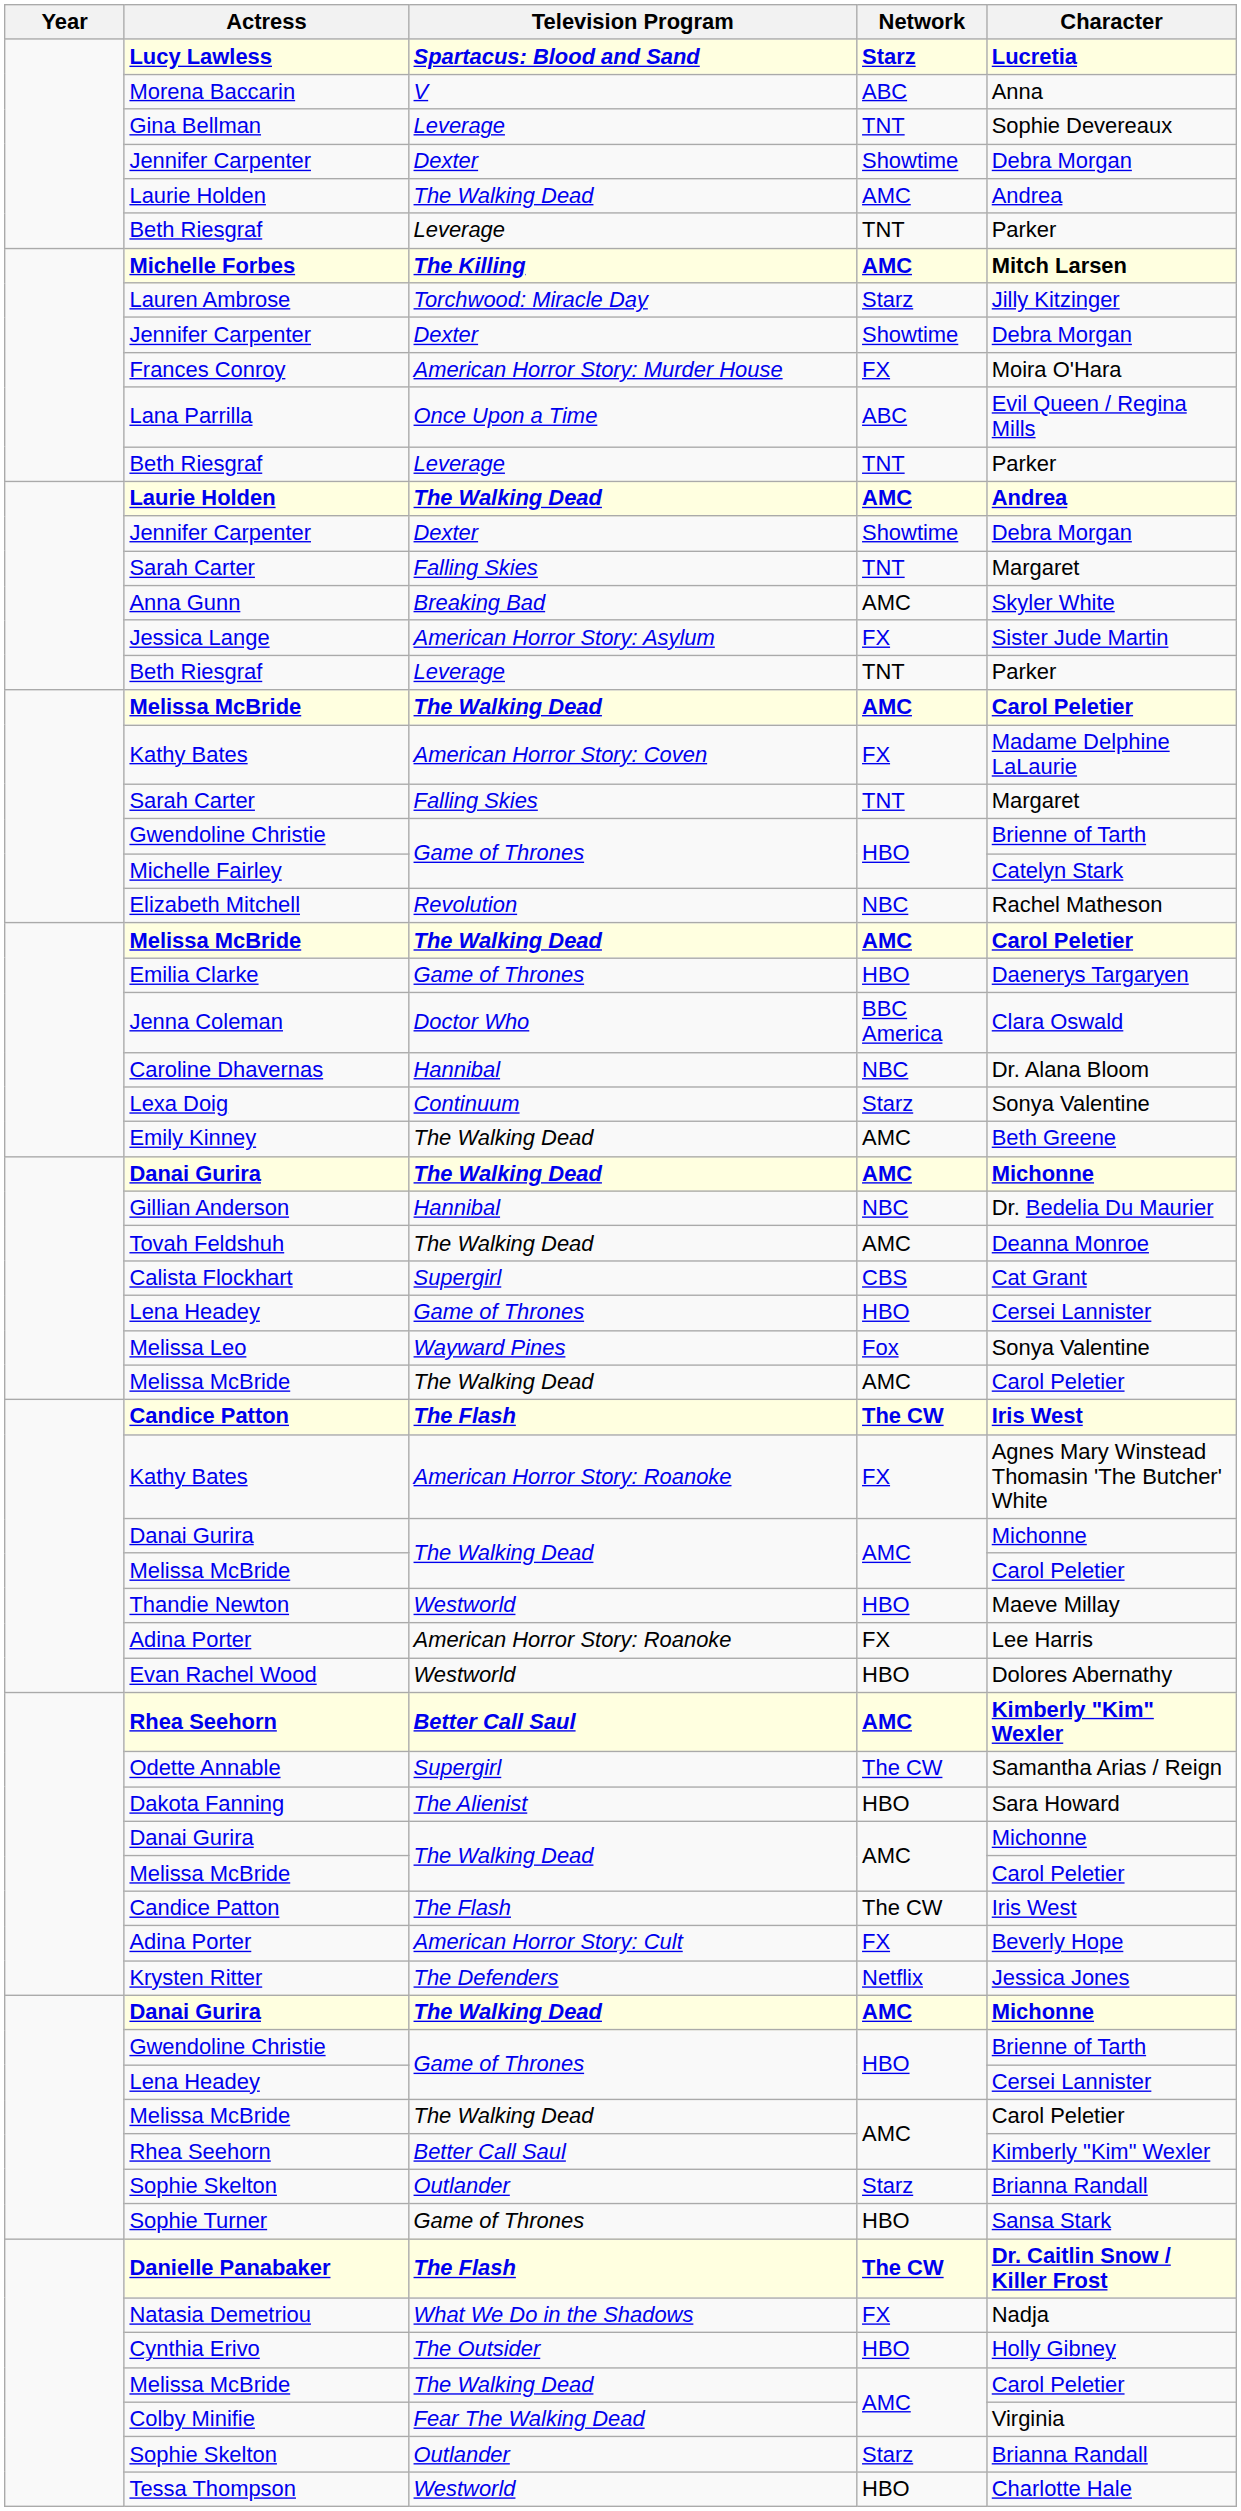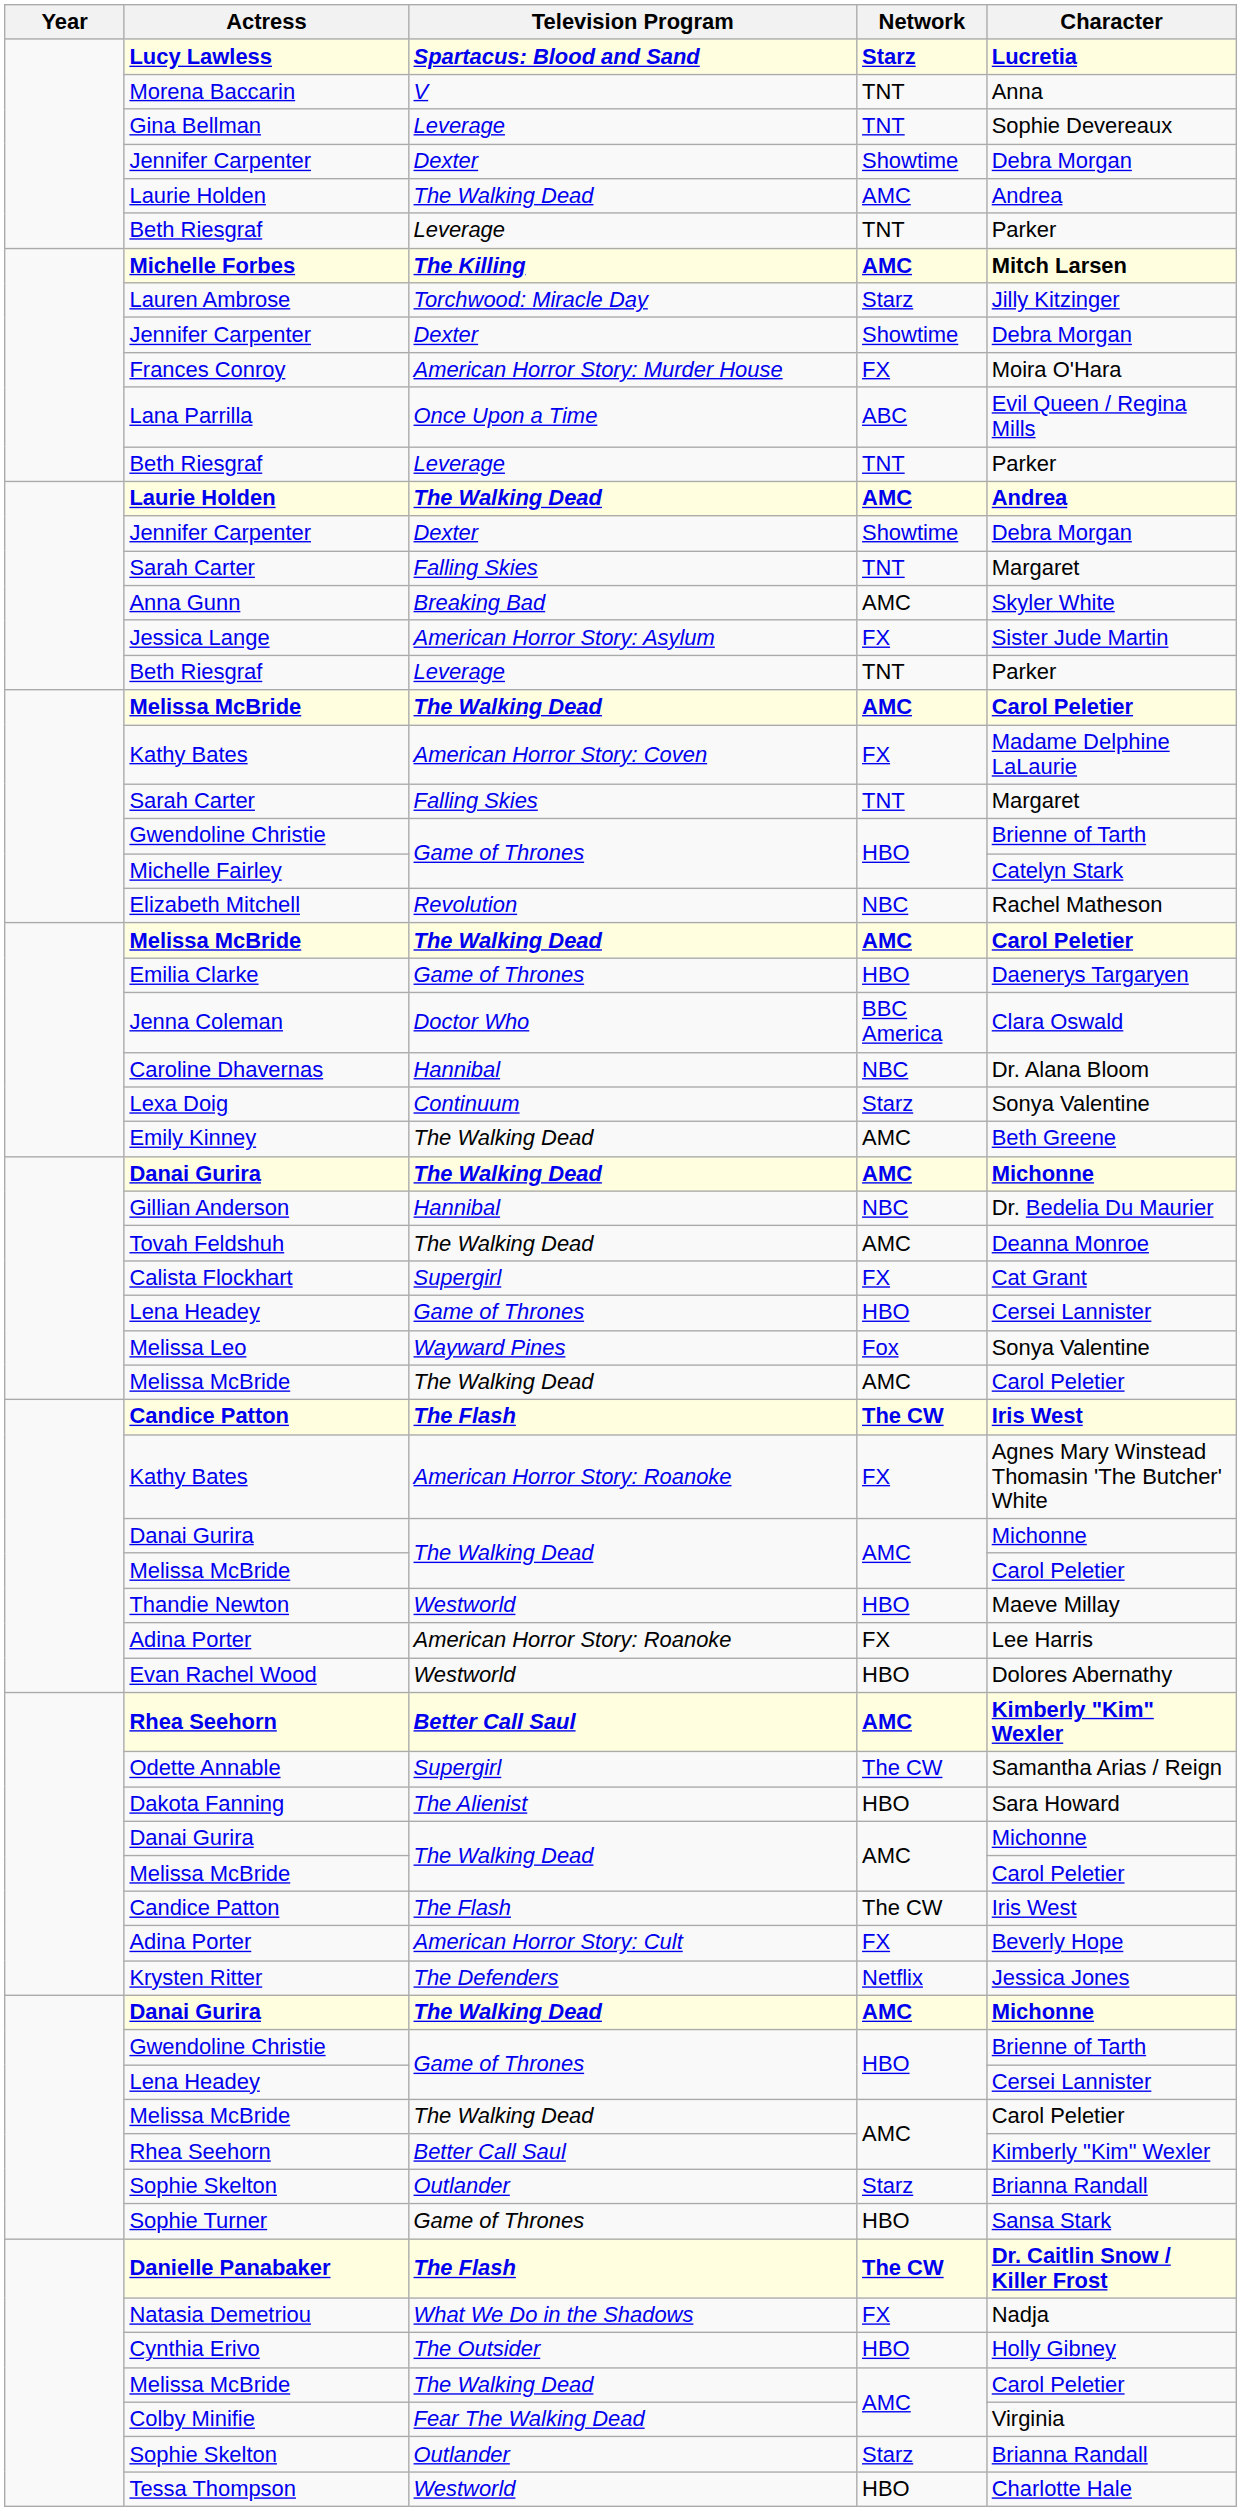(885, 91) ABC -> (883, 91) TNT
(885, 1277) CBS -> (876, 1277) FX
